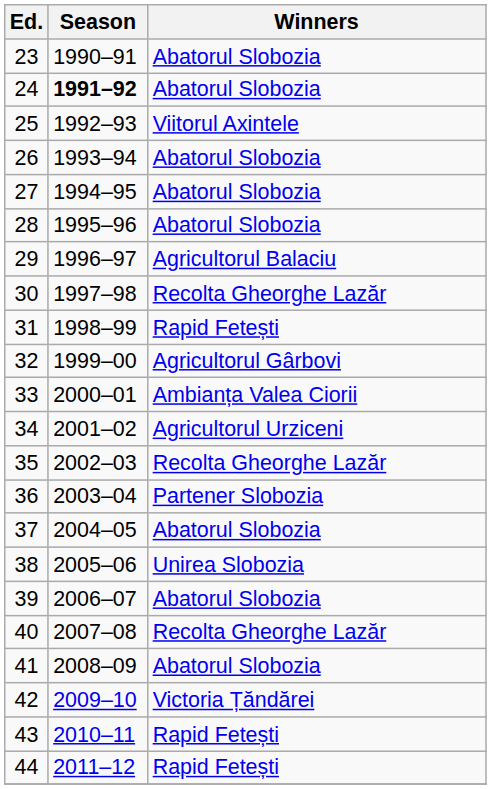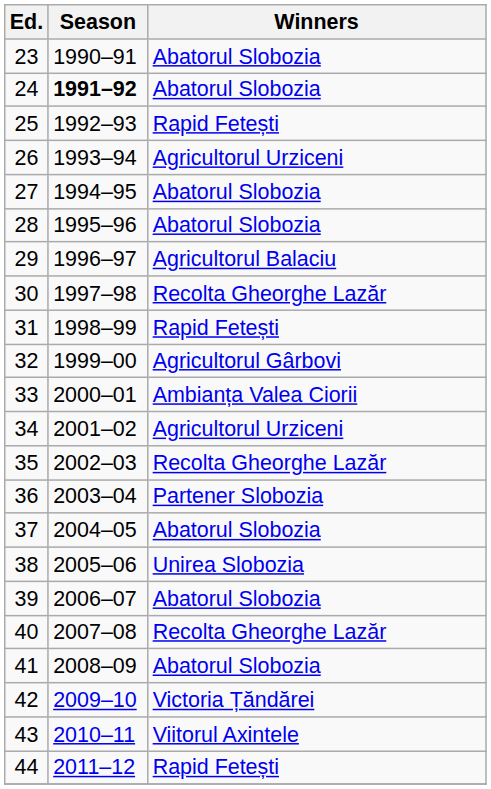(226, 124) Viitorul Axintele -> (216, 124) Rapid Fetești
(237, 158) Abatorul Slobozia -> (248, 158) Agricultorul Urziceni
(216, 734) Rapid Fetești -> (226, 734) Viitorul Axintele
